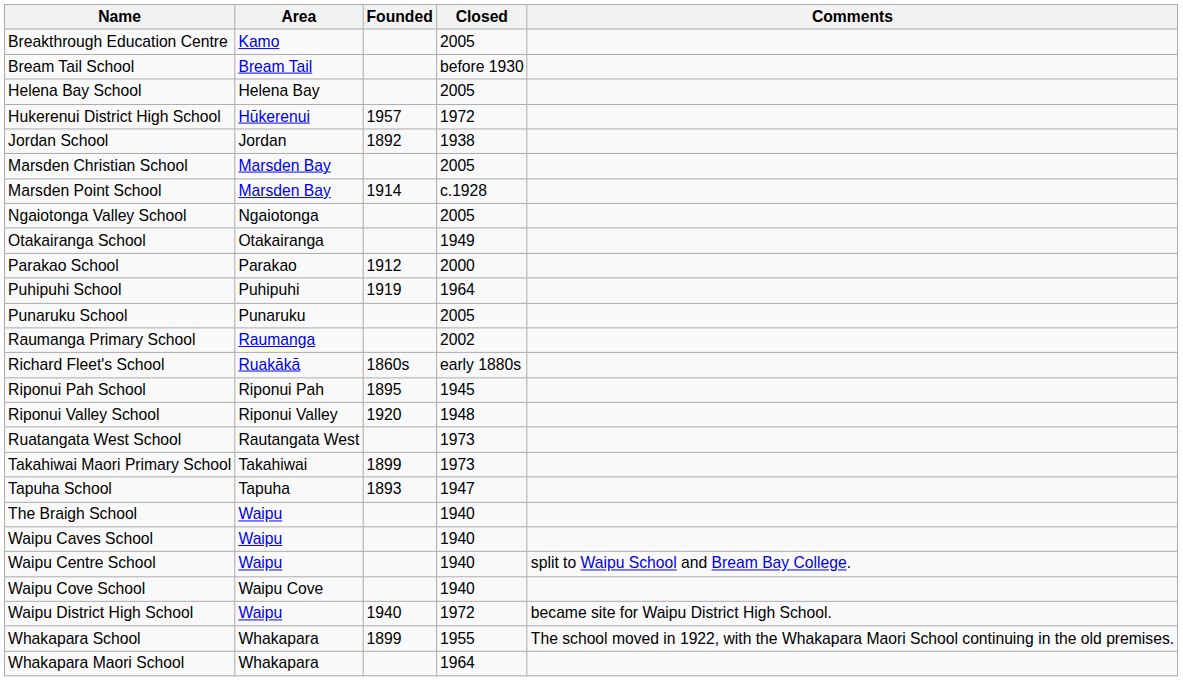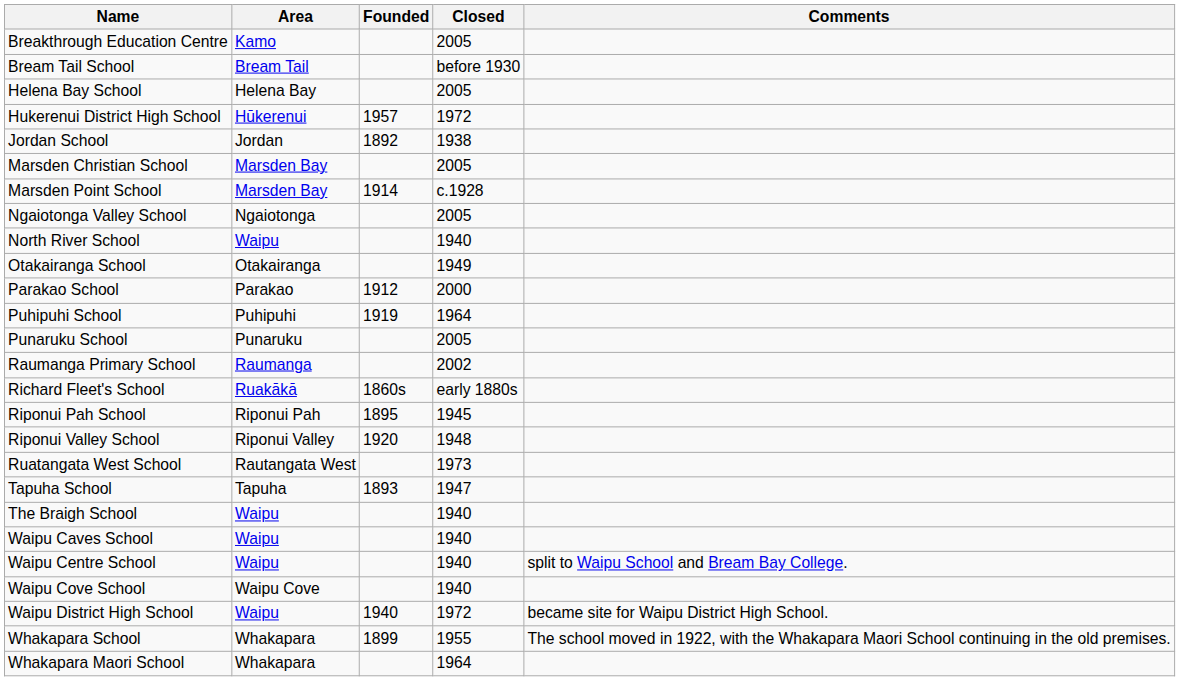+ row: (74, 240)
- row: (120, 464)
